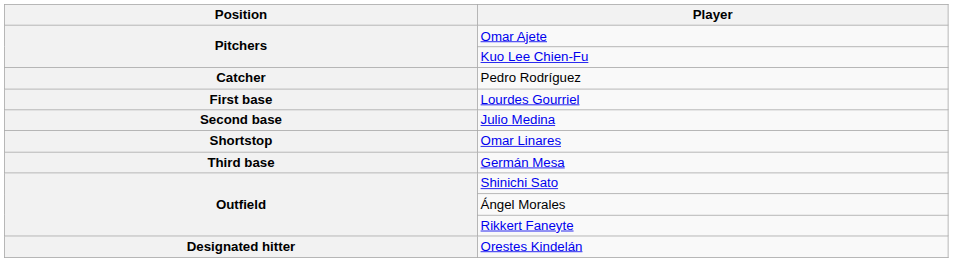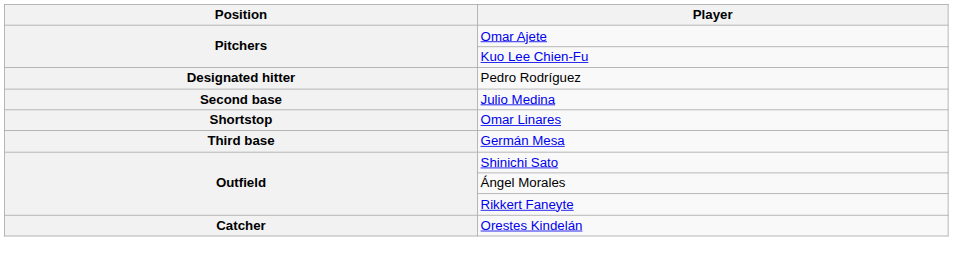(241, 78) Catcher -> (241, 78) Designated hitter
- row: (530, 99)
(241, 246) Designated hitter -> (241, 225) Catcher
